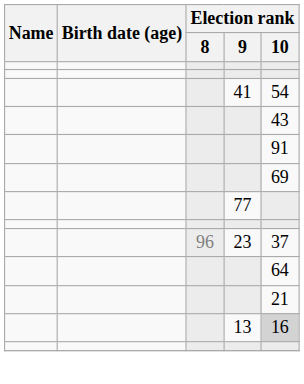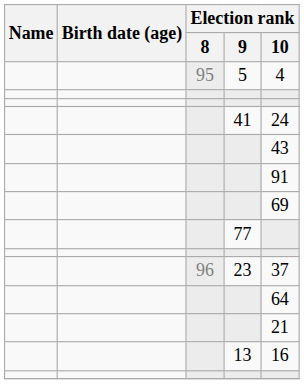+ row: (205, 75)
(280, 92) 54 -> (280, 120) 24
(280, 327) lightgrey background -> (280, 356) no background
